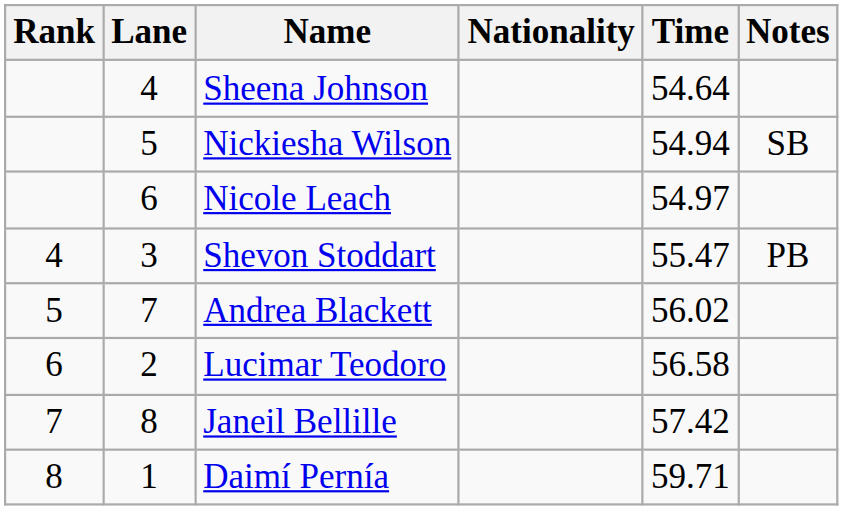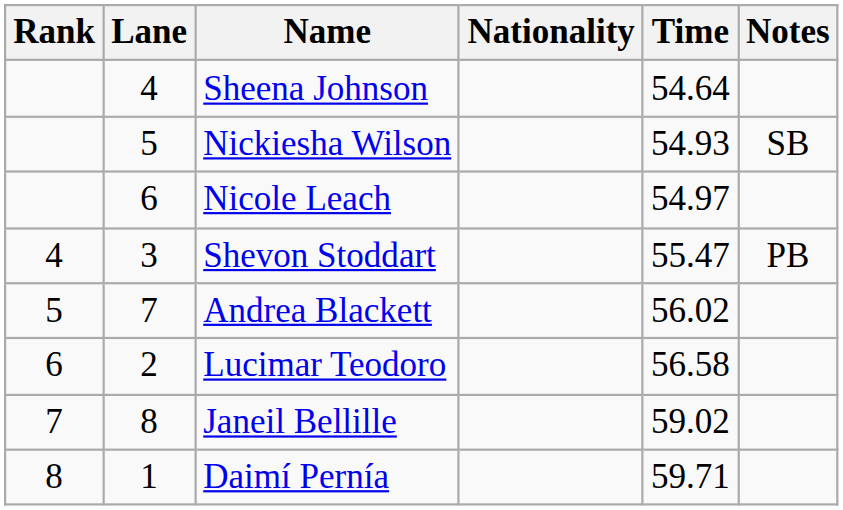(690, 143) 54.94 -> (690, 143) 54.93
(690, 421) 57.42 -> (690, 421) 59.02
